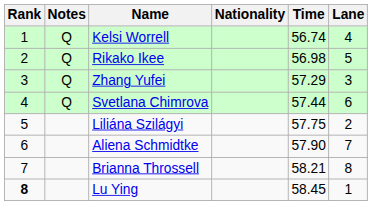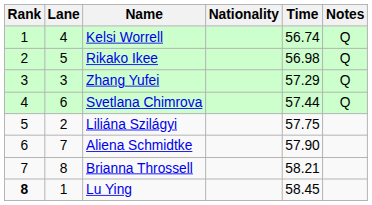columns swapped: (348, 15) <-> (67, 15)
